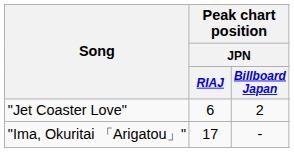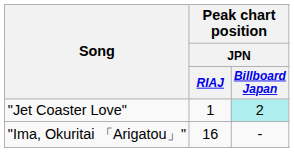(210, 110) 6 -> (210, 110) 1
(260, 110) no background -> (260, 110) paleturquoise background
(210, 134) 17 -> (210, 134) 16
